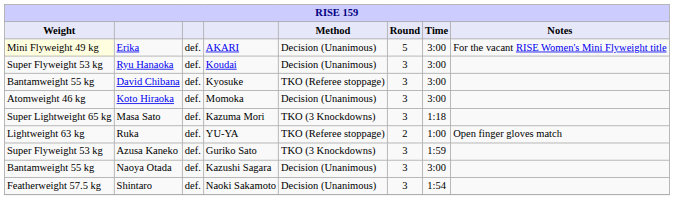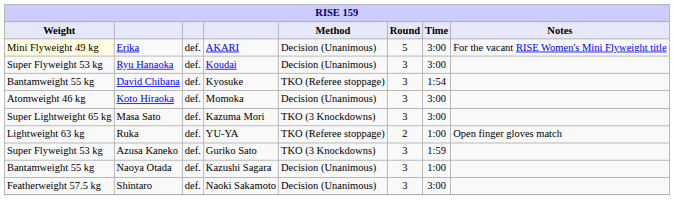(437, 82) 3:00 -> (437, 82) 1:54
(437, 116) 1:18 -> (437, 116) 3:00
(437, 168) 3:00 -> (437, 168) 1:00
(437, 185) 1:54 -> (437, 185) 3:00
